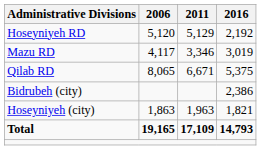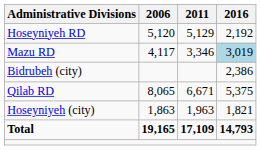(239, 52) no background -> (239, 52) lightblue background
rows swapped: (31, 71) <-> (44, 91)
